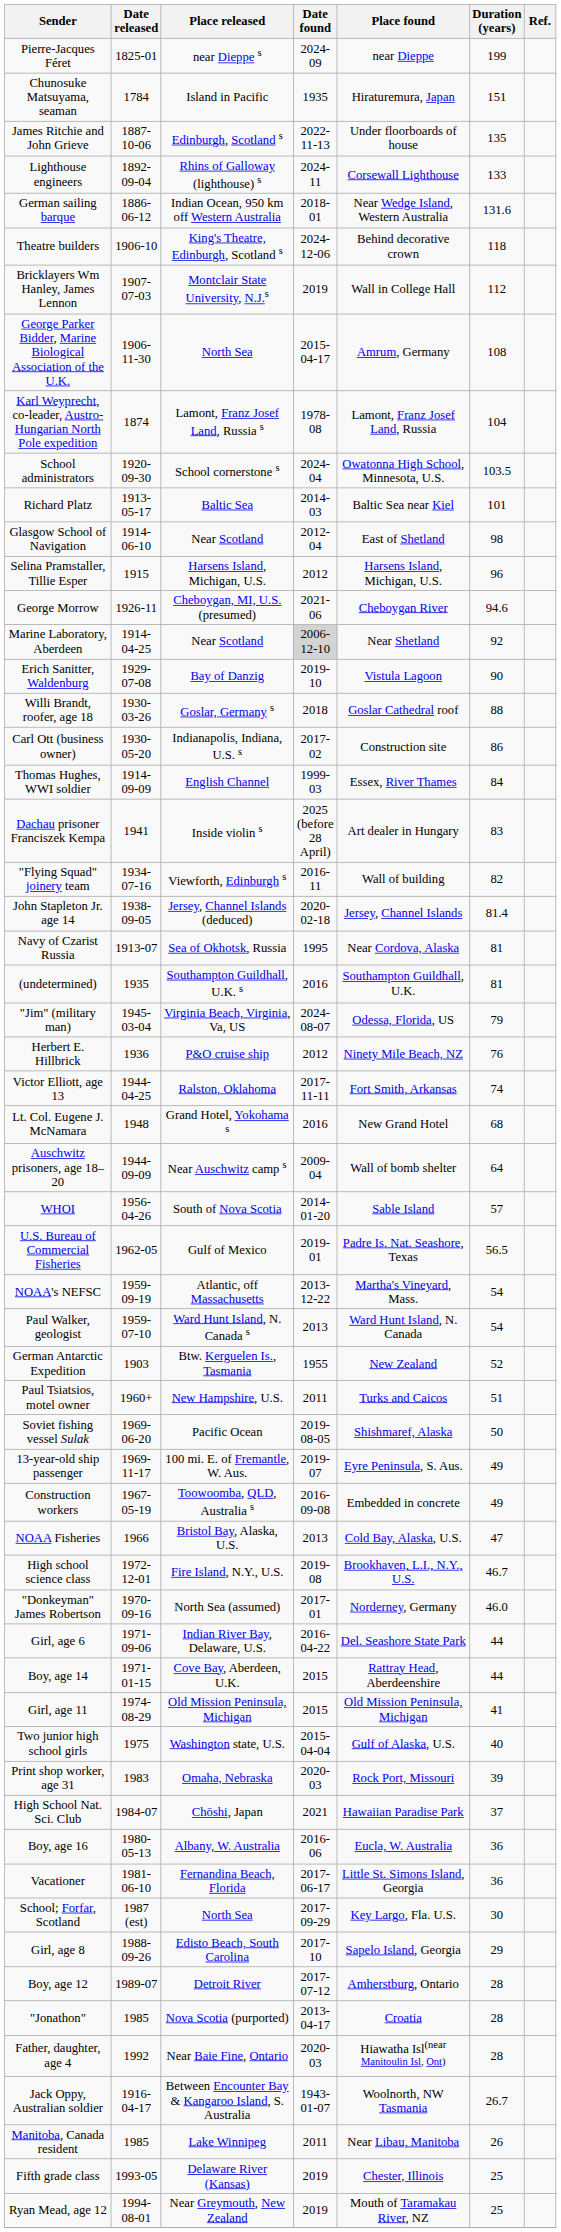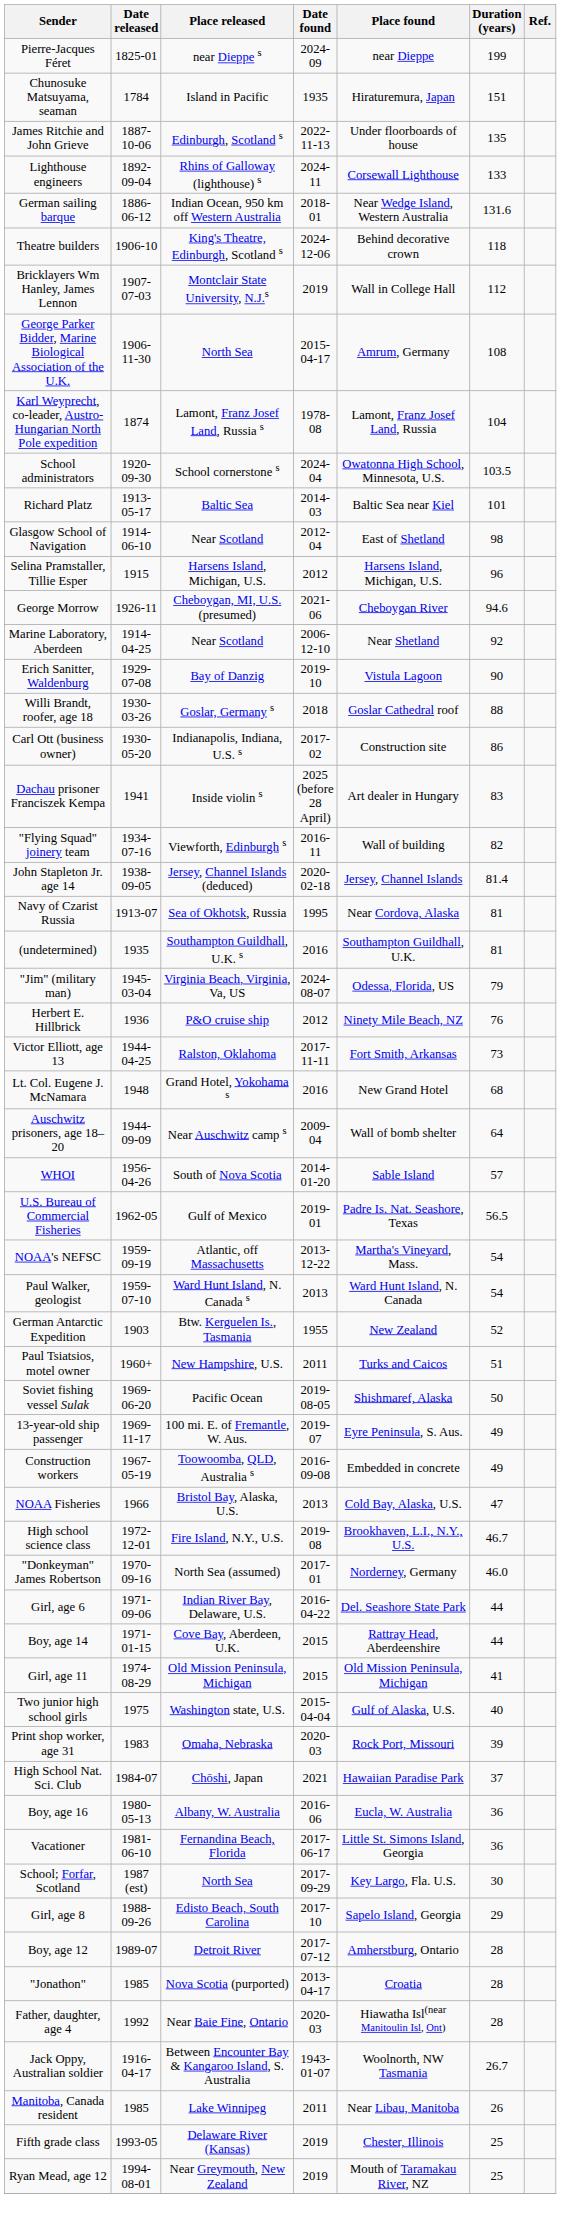(315, 642) lightgrey background -> (315, 642) no background
- row: (58, 782)
(497, 1088) 74 -> (497, 1054) 73
